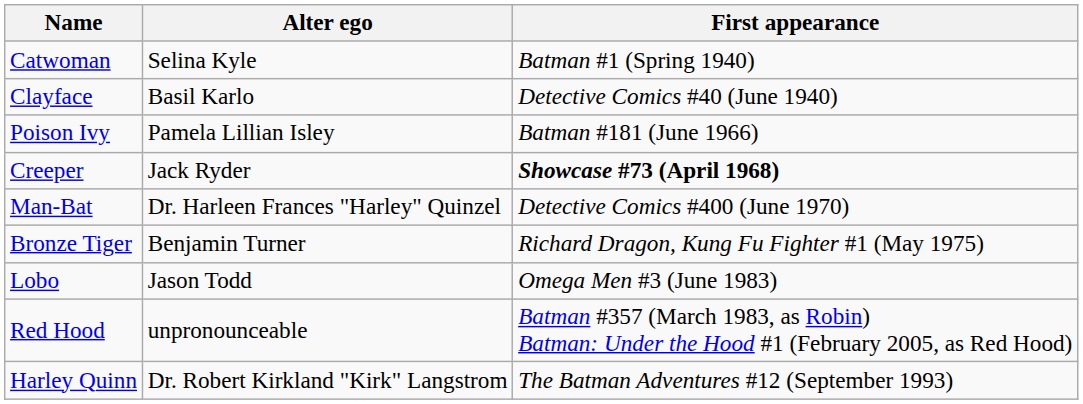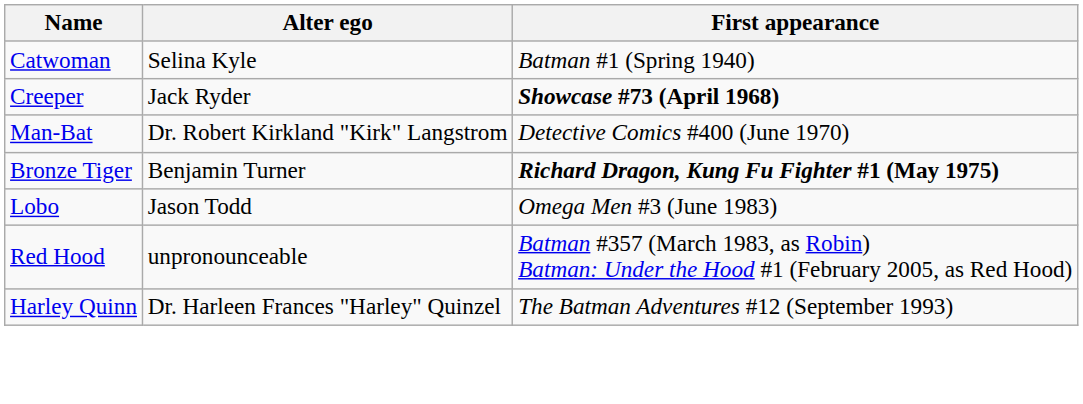- row: (51, 96)
- row: (60, 133)
(324, 206) Dr. Harleen Frances "Harley" Quinzel -> (328, 133) Dr. Robert Kirkland "Kirk" Langstrom
(751, 243) normal -> (759, 170) bold
(328, 380) Dr. Robert Kirkland "Kirk" Langstrom -> (324, 306) Dr. Harleen Frances "Harley" Quinzel
